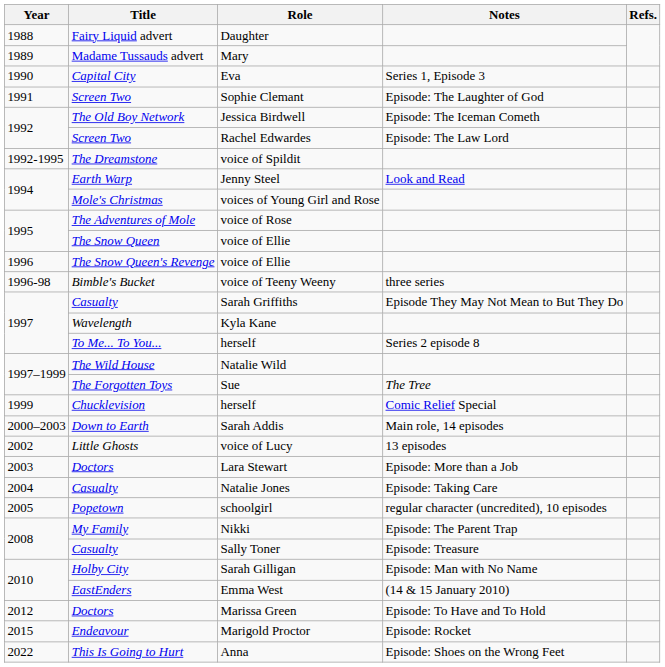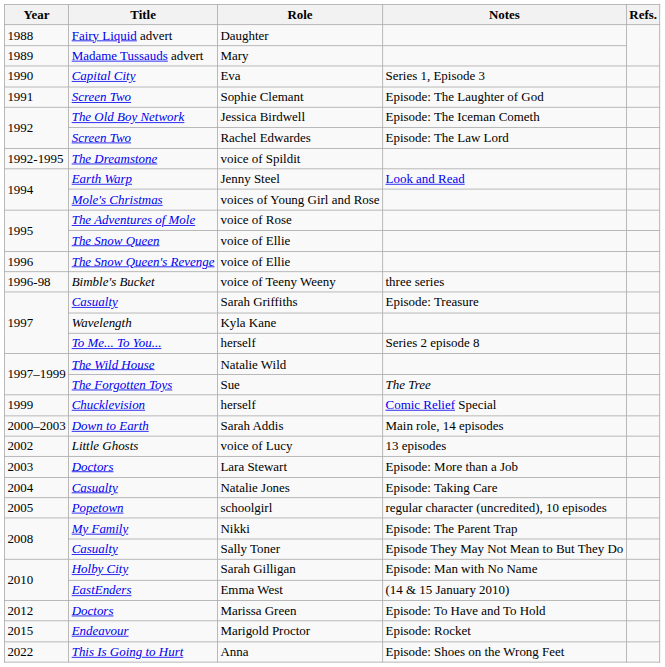(504, 302) Episode They May Not Mean to But They Do -> (432, 302) Episode: Treasure
(432, 549) Episode: Treasure -> (504, 549) Episode They May Not Mean to But They Do
